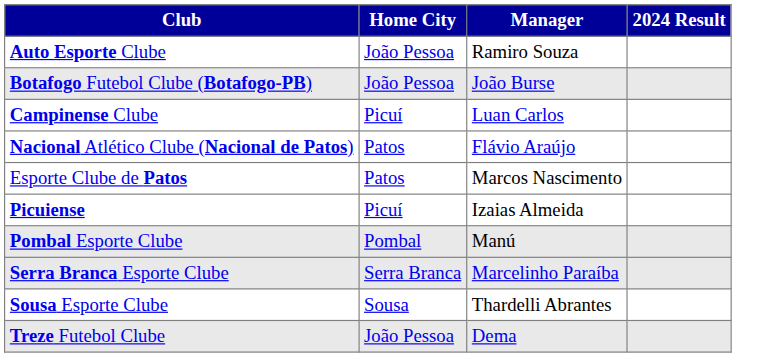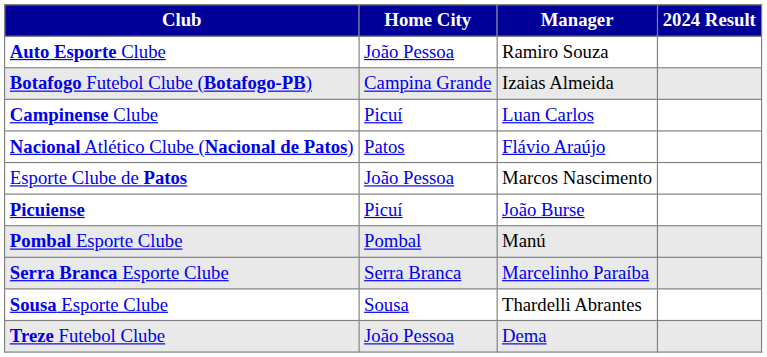(409, 83) João Pessoa -> (428, 83) Campina Grande
(513, 83) João Burse -> (558, 83) Izaias Almeida
(384, 178) Patos -> (409, 178) João Pessoa
(528, 209) Izaias Almeida -> (543, 209) João Burse
